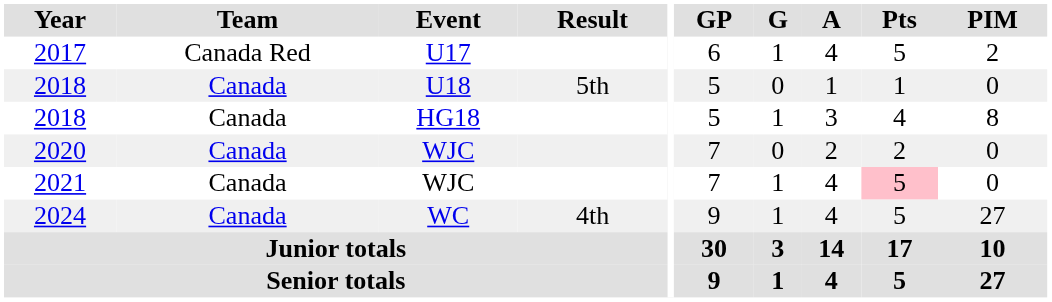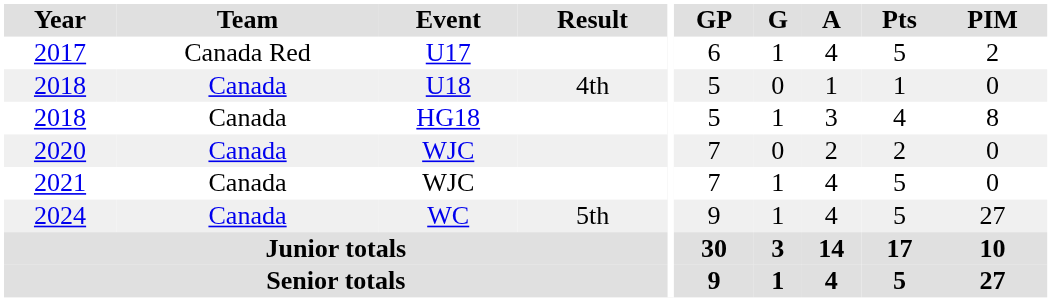(593, 85) 5th -> (593, 85) 4th
(899, 182) pink background -> (899, 182) no background
(593, 215) 4th -> (593, 215) 5th
